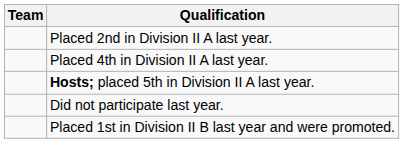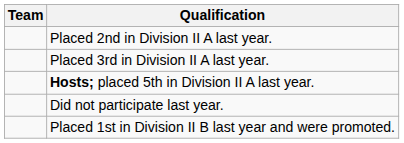+ row: (159, 60)
- row: (159, 60)
